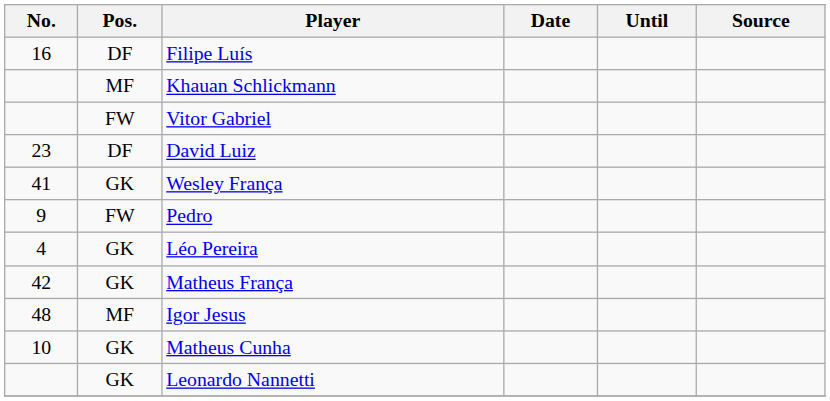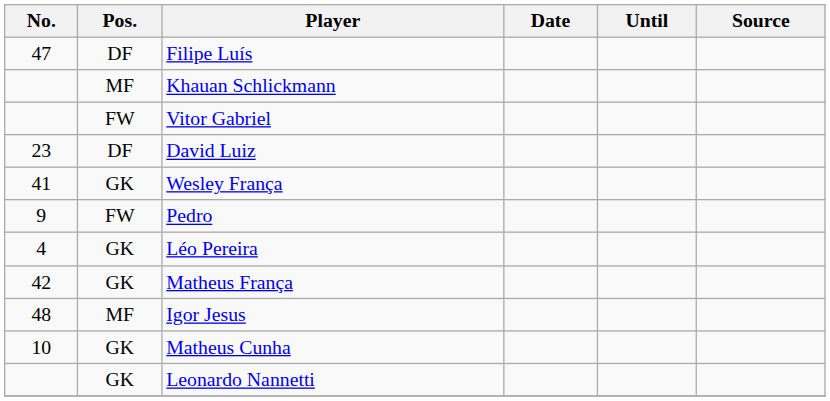(41, 53) 16 -> (41, 53) 47
